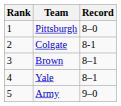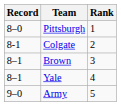columns swapped: (19, 12) <-> (98, 12)
